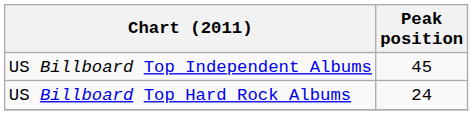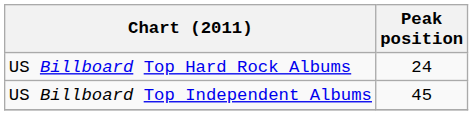rows swapped: (180, 95) <-> (190, 67)
